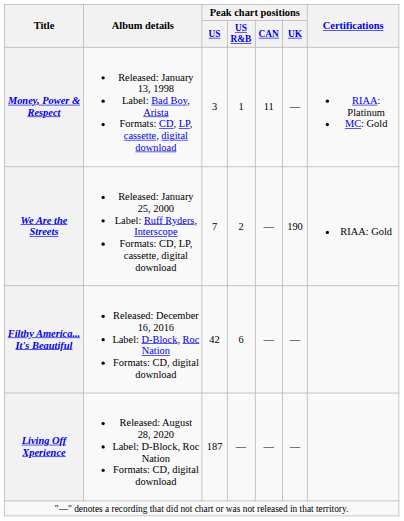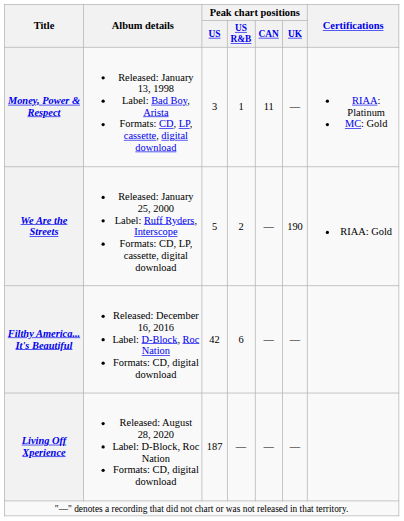(215, 226) 7 -> (215, 226) 5
